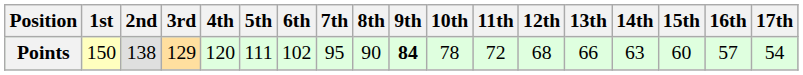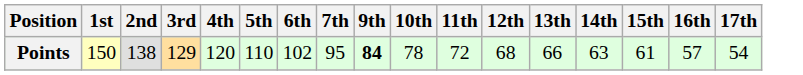- column: (371, 20)
(259, 52) 111 -> (259, 52) 110
(681, 52) 60 -> (645, 52) 61
